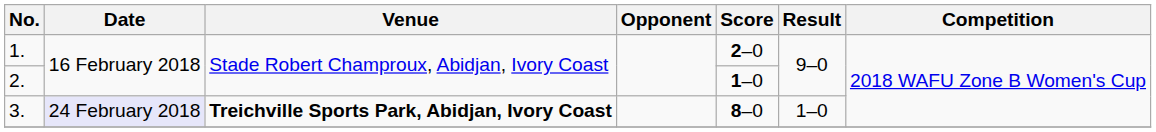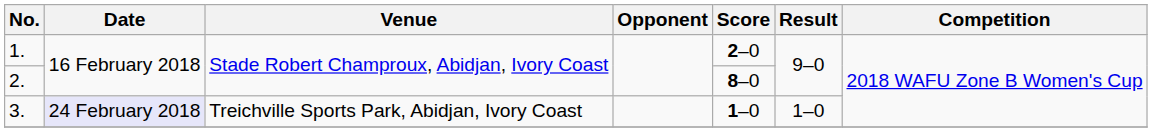(747, 80) 1–0 -> (743, 80) 8–0
(411, 111) bold -> (396, 111) normal
(747, 111) 8–0 -> (743, 111) 1–0
